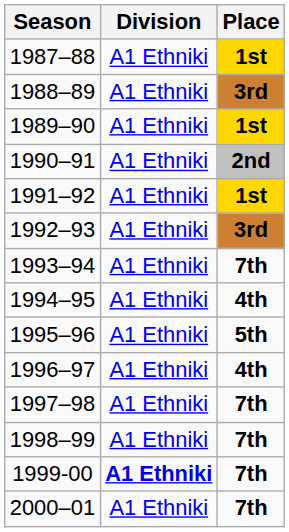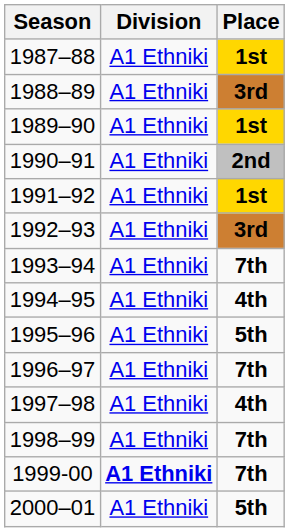(251, 369) 4th -> (251, 369) 7th
(251, 404) 7th -> (251, 404) 4th
(251, 508) 7th -> (251, 508) 5th
